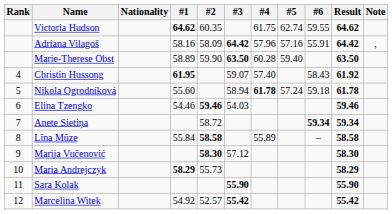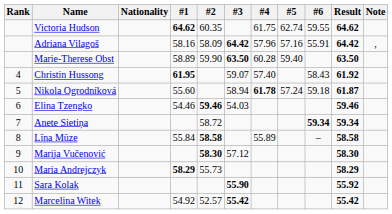(348, 91) 61.78 -> (348, 91) 61.87
(348, 185) 55.90 -> (348, 185) 55.92
